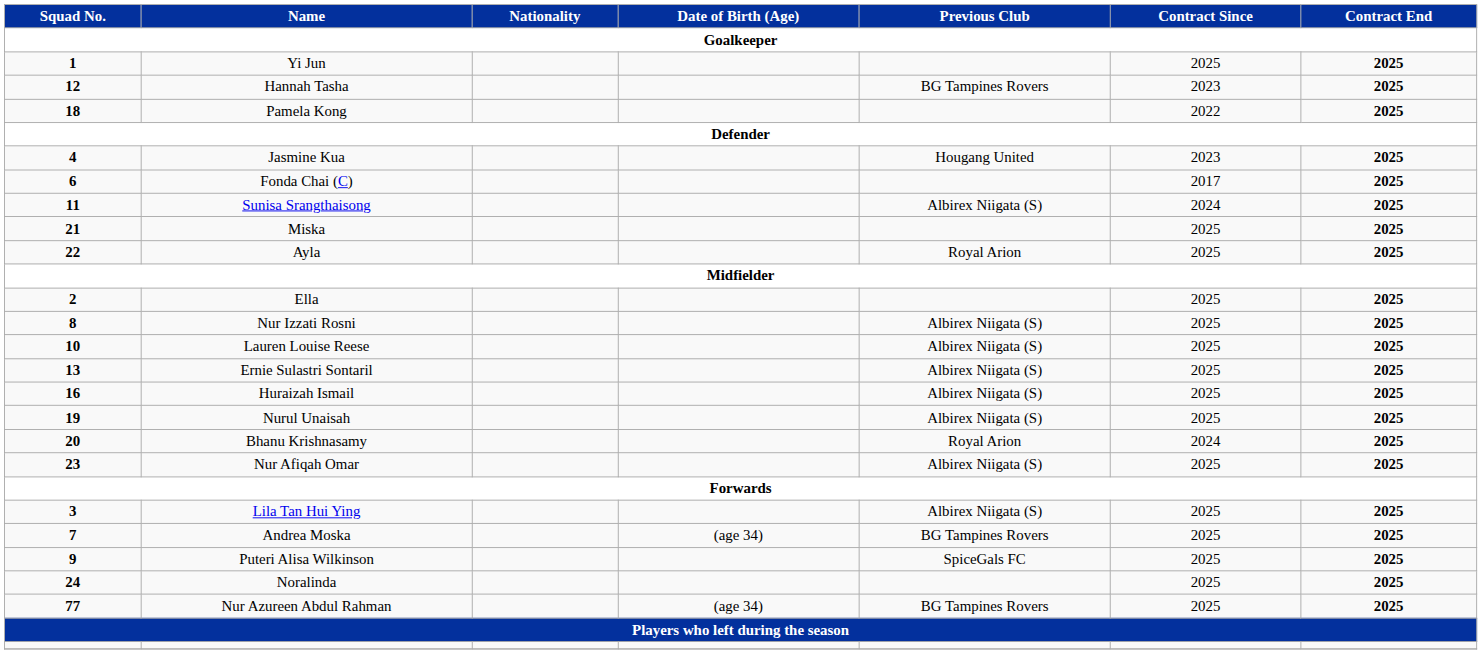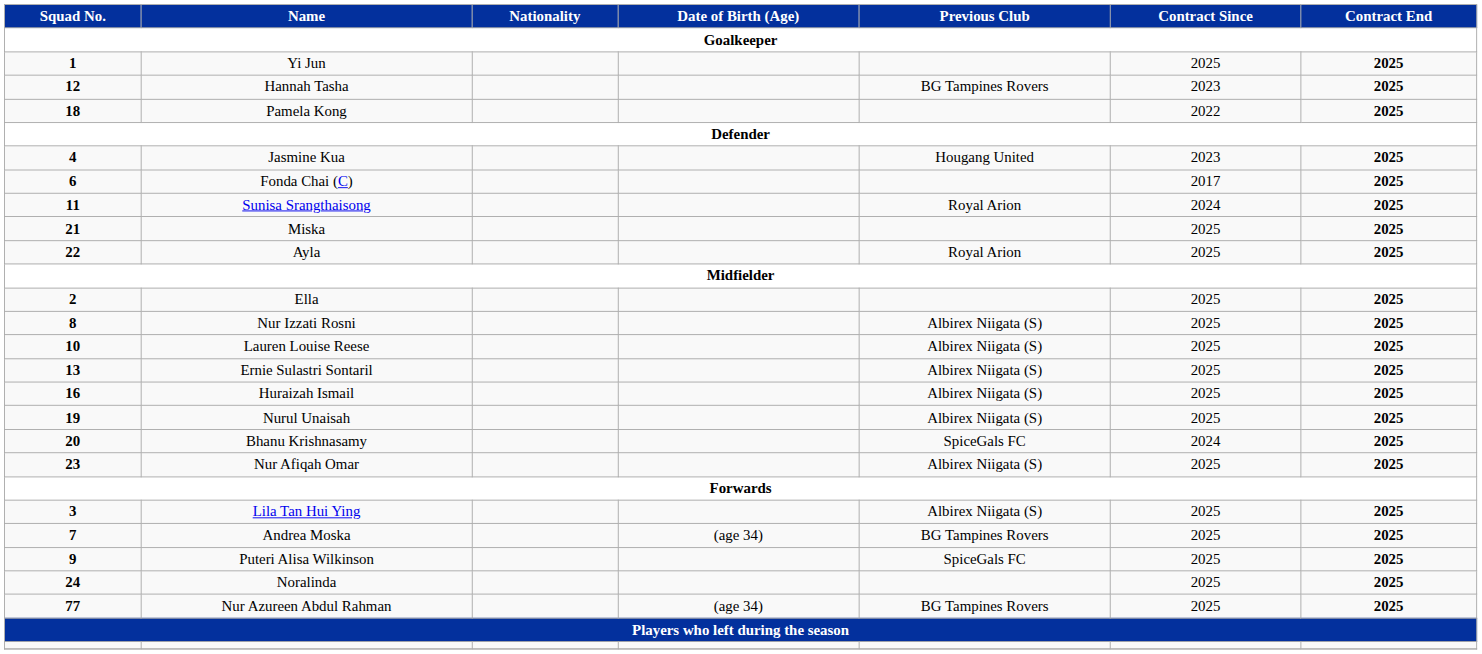(985, 205) Albirex Niigata (S) -> (985, 205) Royal Arion
(985, 441) Royal Arion -> (985, 441) SpiceGals FC
